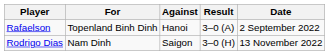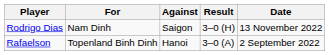rows swapped: (29, 27) <-> (35, 43)
